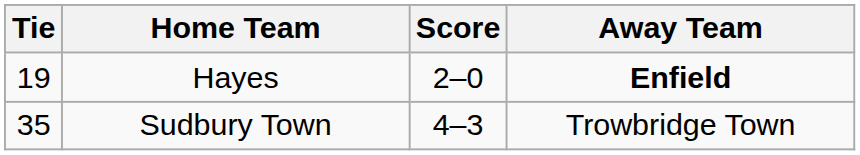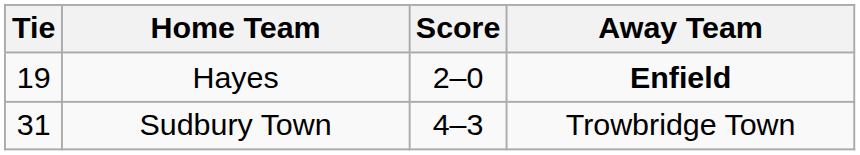(34, 125) 35 -> (34, 125) 31
